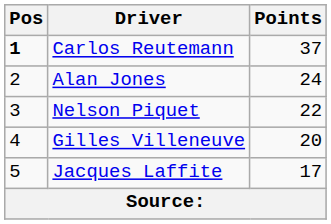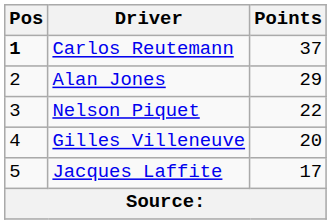(311, 81) 24 -> (311, 81) 29
